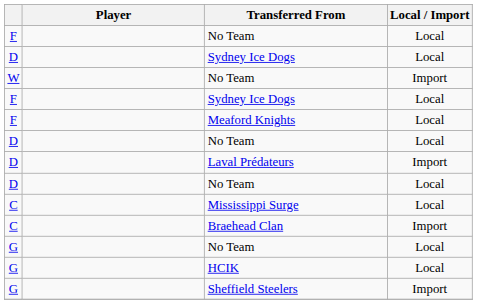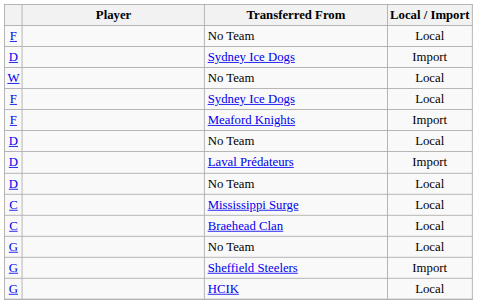(430, 57) Local -> (430, 57) Import
(430, 78) Import -> (430, 78) Local
(430, 120) Local -> (430, 120) Import
(430, 225) Import -> (430, 225) Local
rows swapped: (13, 267) <-> (13, 288)
